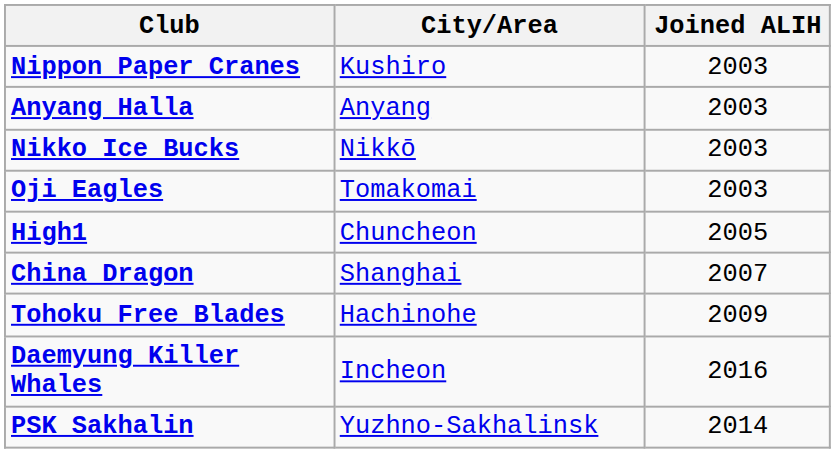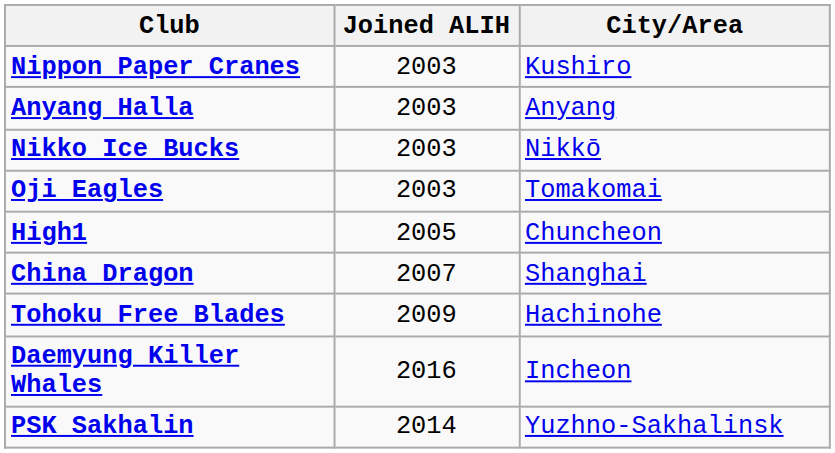columns swapped: (489, 26) <-> (738, 26)
